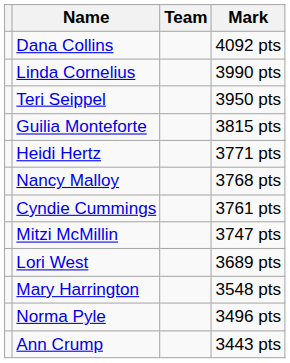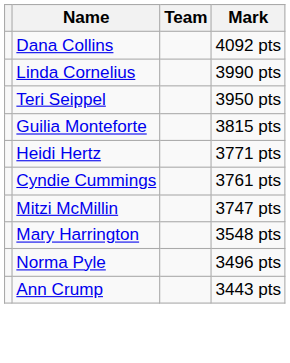- row: (68, 180)
- row: (52, 262)
